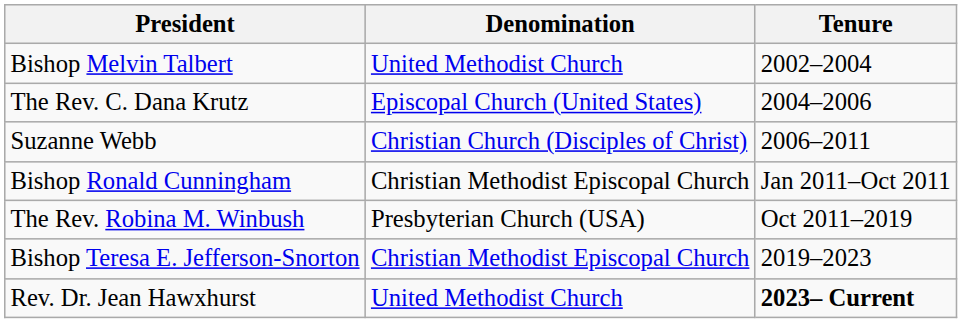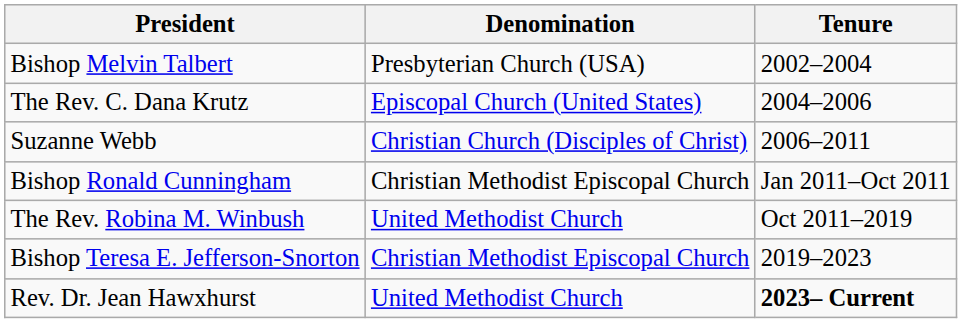(497, 63) United Methodist Church -> (508, 63) Presbyterian Church (USA)
(508, 219) Presbyterian Church (USA) -> (497, 219) United Methodist Church
